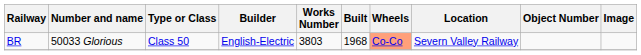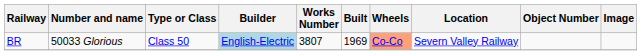(258, 41) no background -> (258, 41) lightblue background
(311, 41) 3803 -> (311, 41) 3807
(355, 41) 1968 -> (355, 41) 1969
